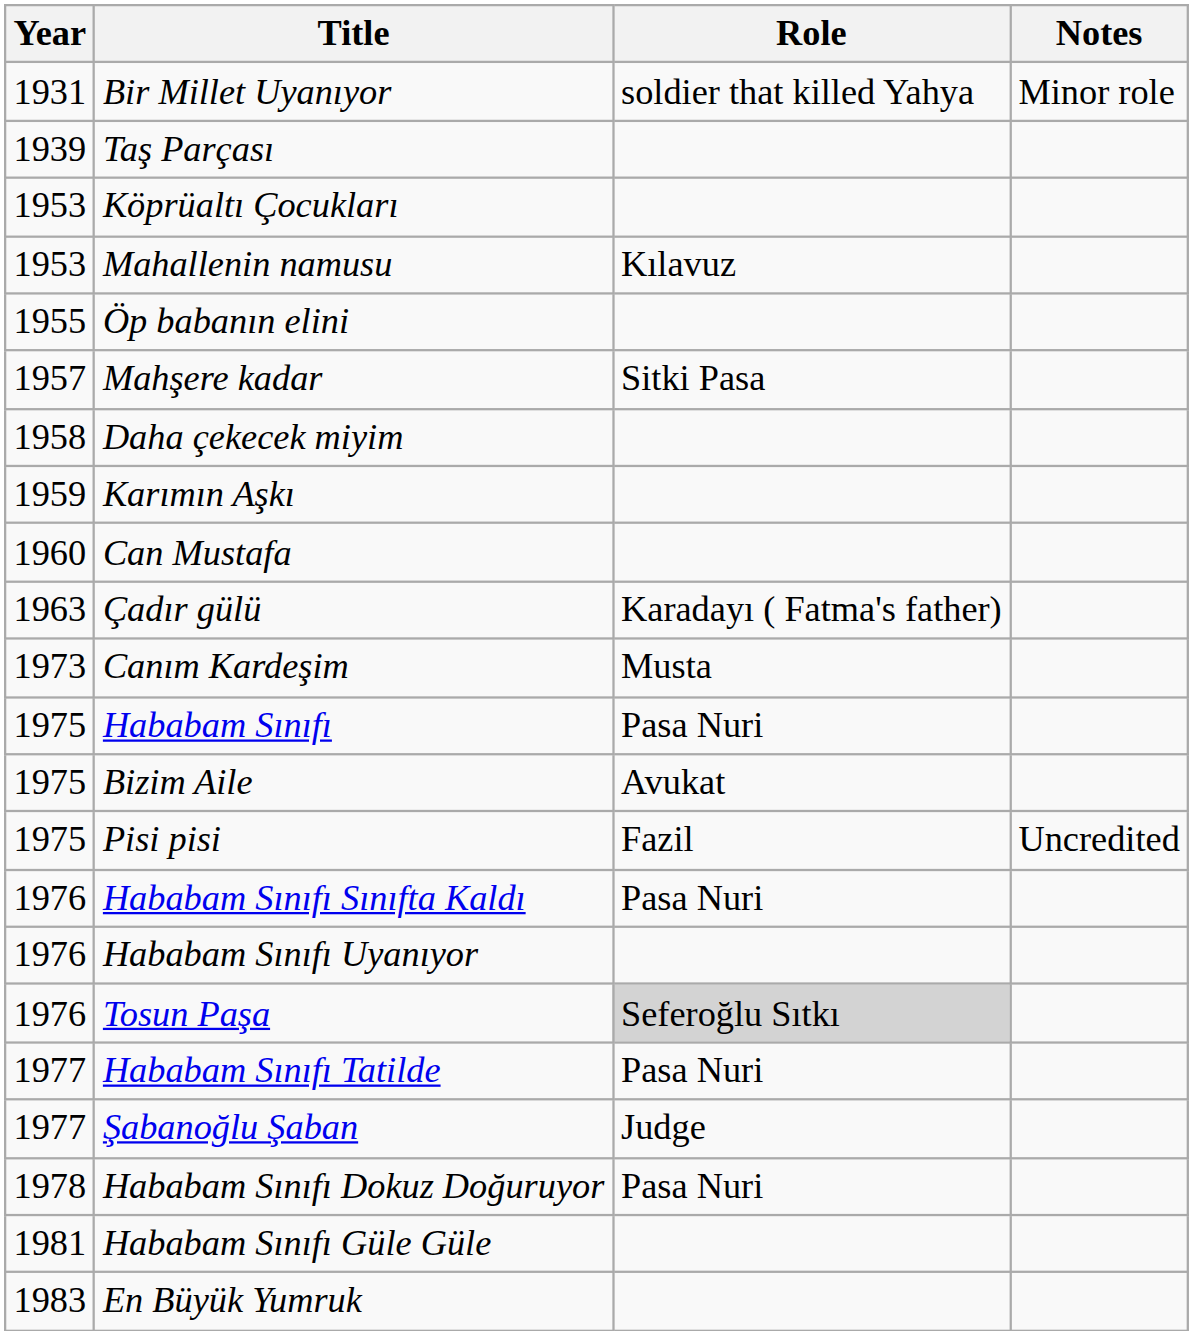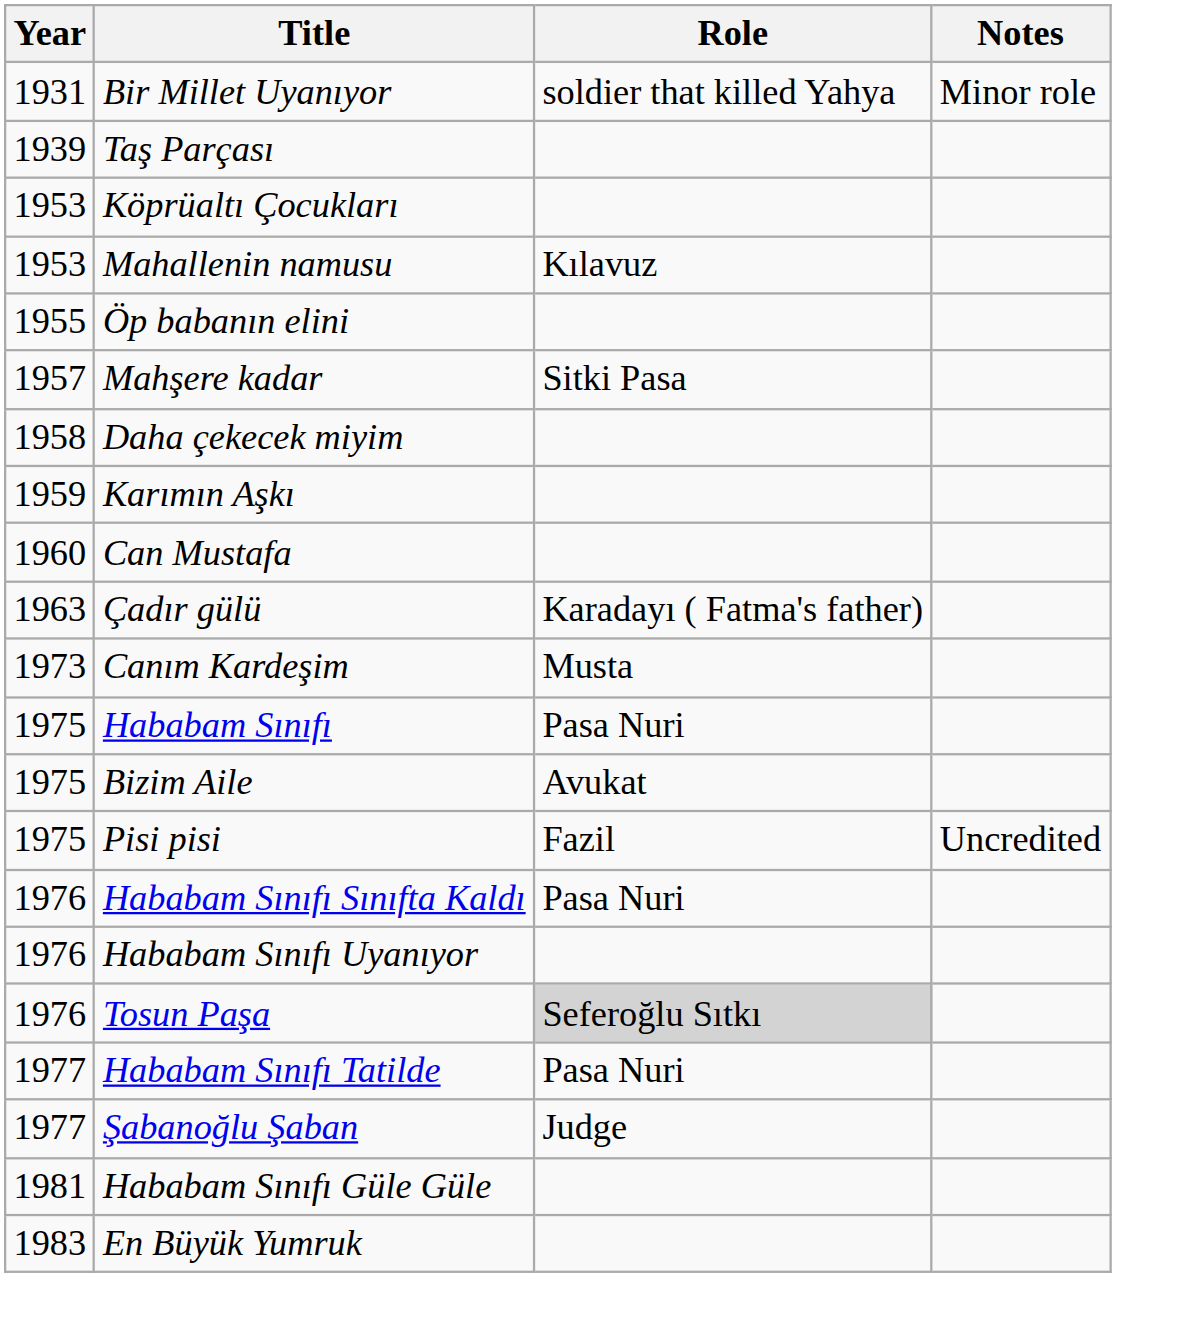- row: (354, 1185)
